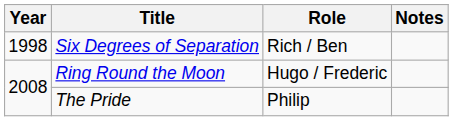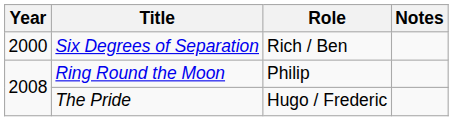(28, 45) 1998 -> (28, 45) 2000
(327, 73) Hugo / Frederic -> (288, 73) Philip
(288, 101) Philip -> (327, 101) Hugo / Frederic
